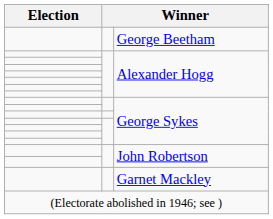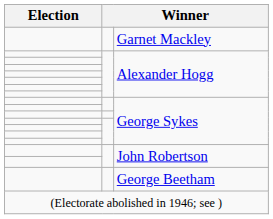rows swapped: (53, 39) <-> (53, 179)
